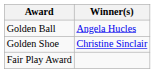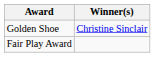- row: (31, 28)
